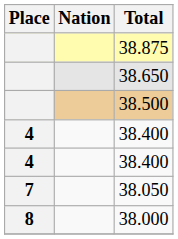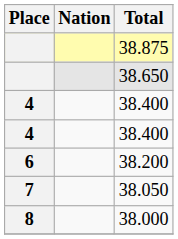- row: (29, 105)
+ row: (29, 162)
